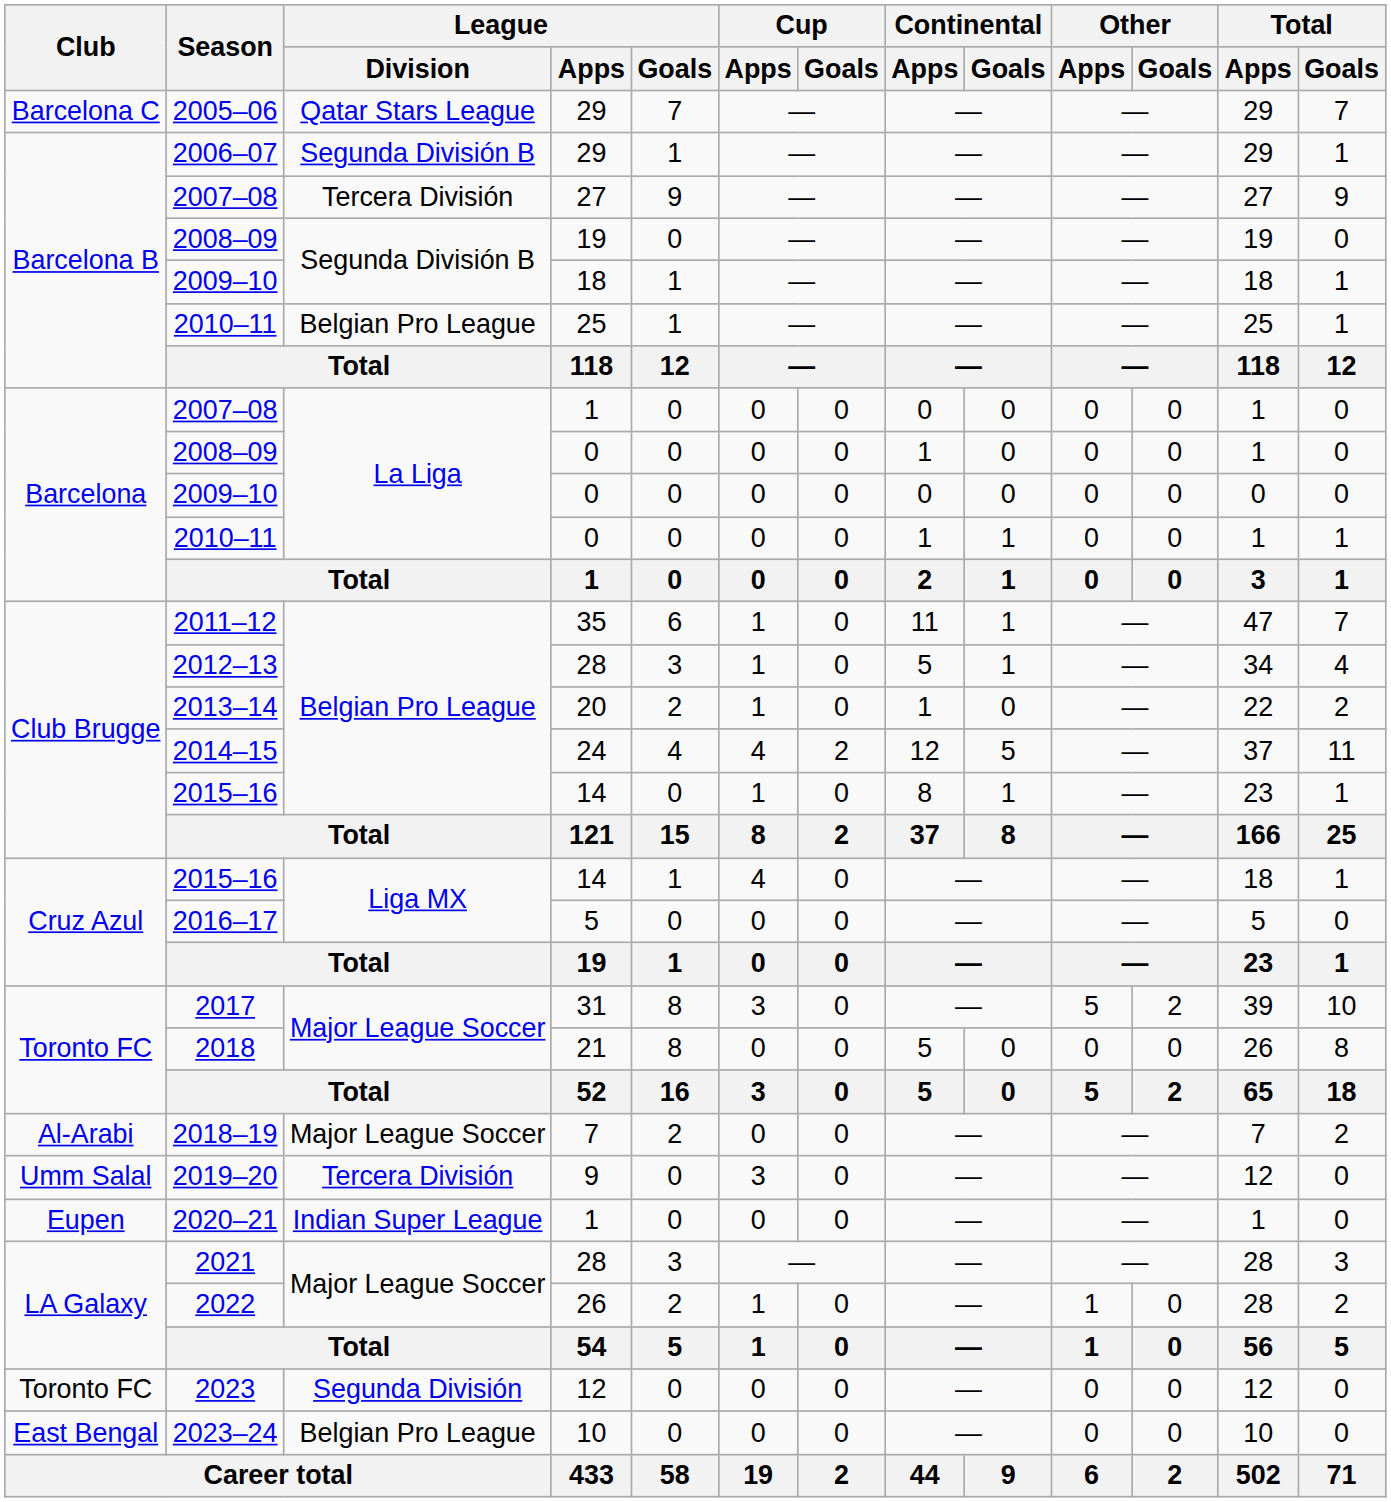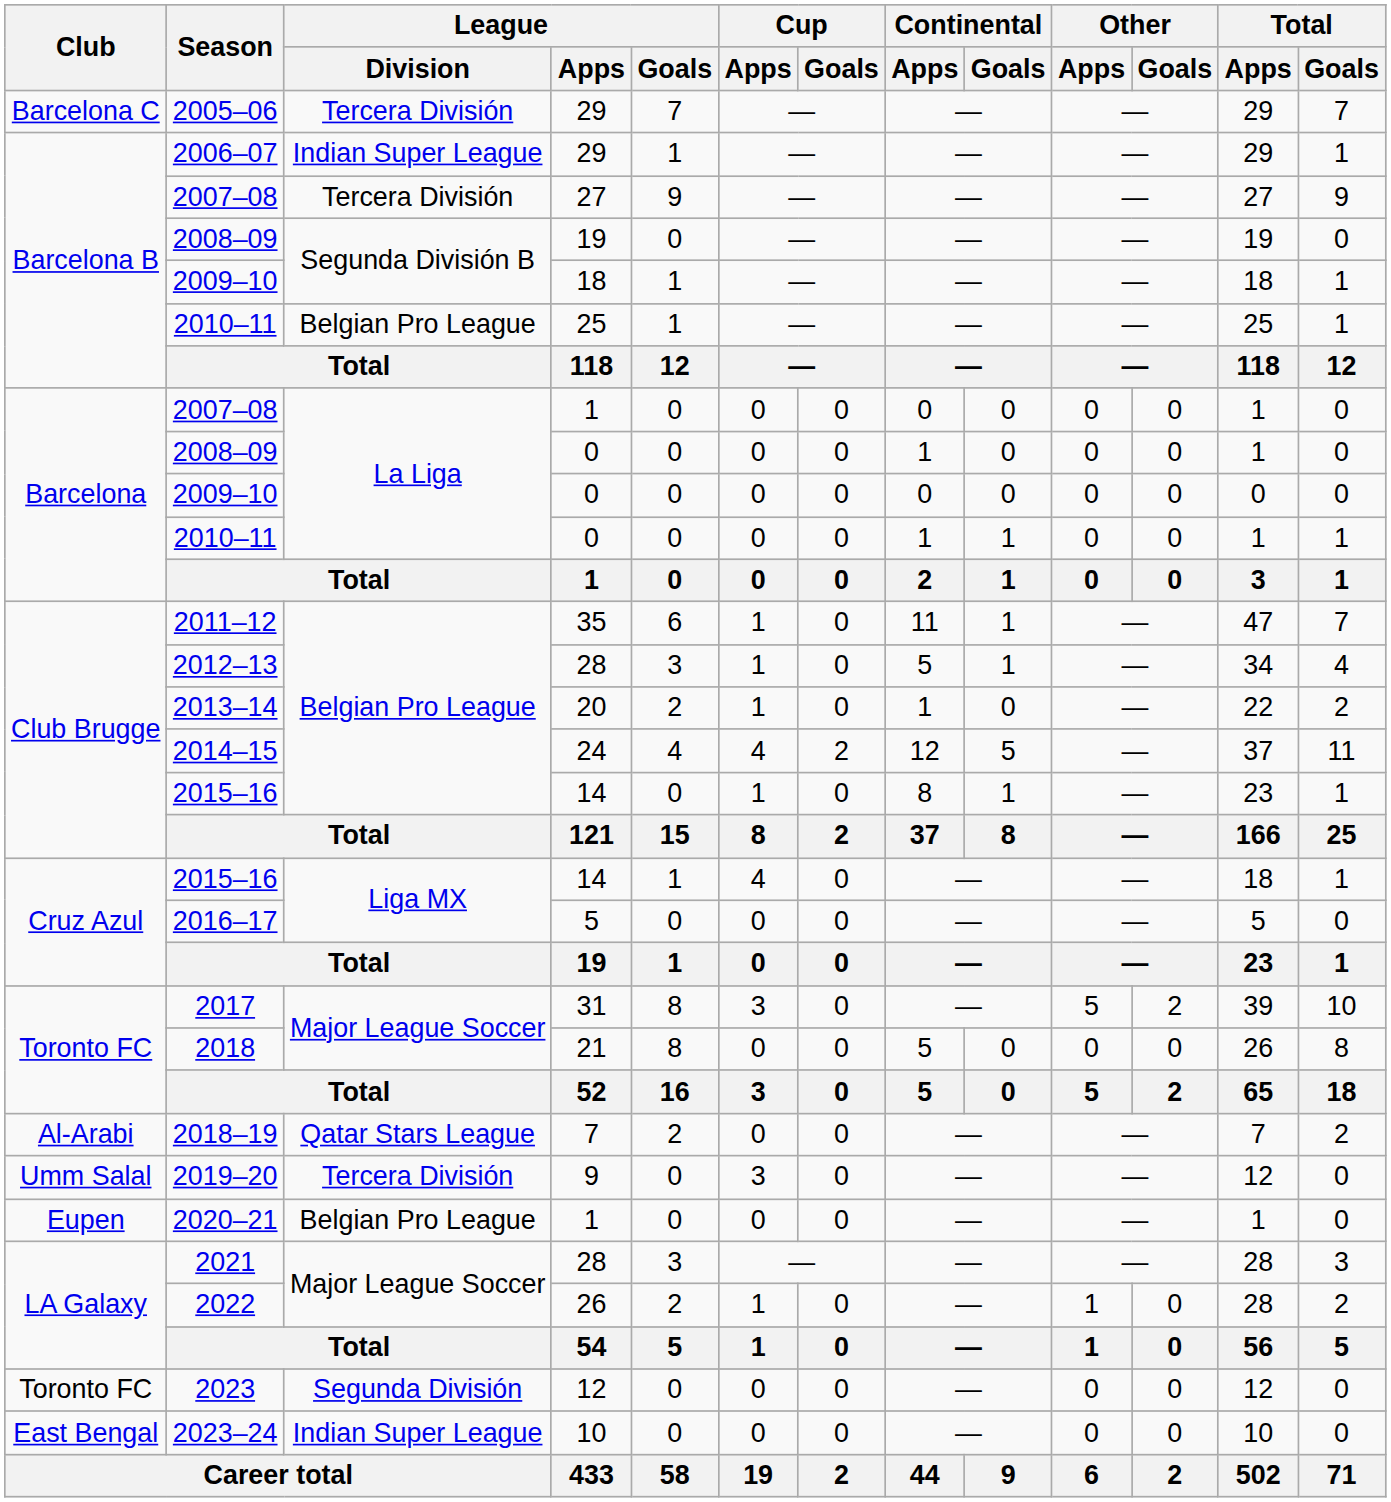(418, 111) Qatar Stars League -> (418, 111) Tercera División
(418, 153) Segunda División B -> (418, 153) Indian Super League
(418, 1134) Major League Soccer -> (418, 1134) Qatar Stars League
(418, 1219) Indian Super League -> (418, 1219) Belgian Pro League
(418, 1432) Belgian Pro League -> (418, 1432) Indian Super League
